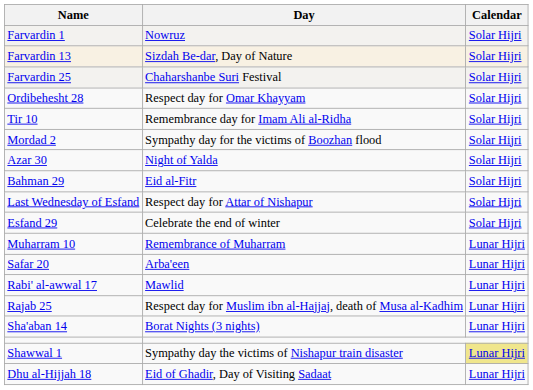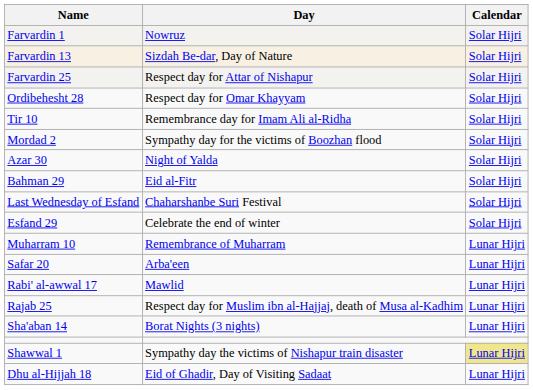(213, 77) Chaharshanbe Suri Festival -> (229, 77) Respect day for Attar of Nishapur
(229, 202) Respect day for Attar of Nishapur -> (213, 202) Chaharshanbe Suri Festival
